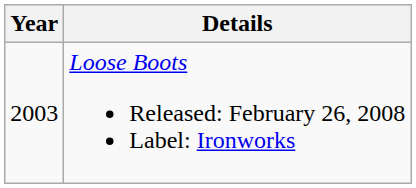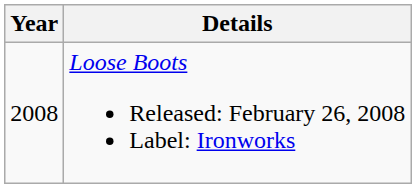(34, 112) 2003 -> (34, 112) 2008
